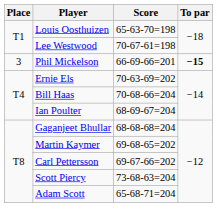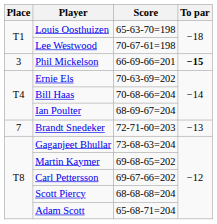+ row: (70, 128)
(146, 128) 68-68-68=204 -> (146, 144) 73-68-63=204
(146, 177) 73-68-63=204 -> (146, 194) 68-68-68=204
